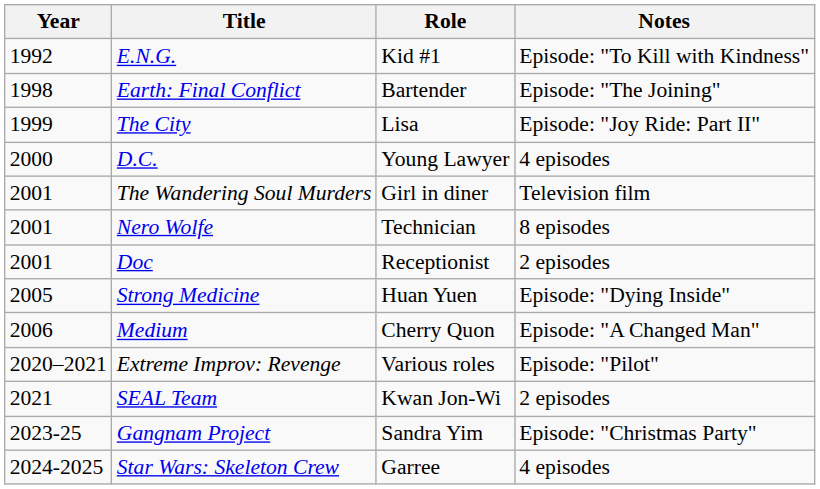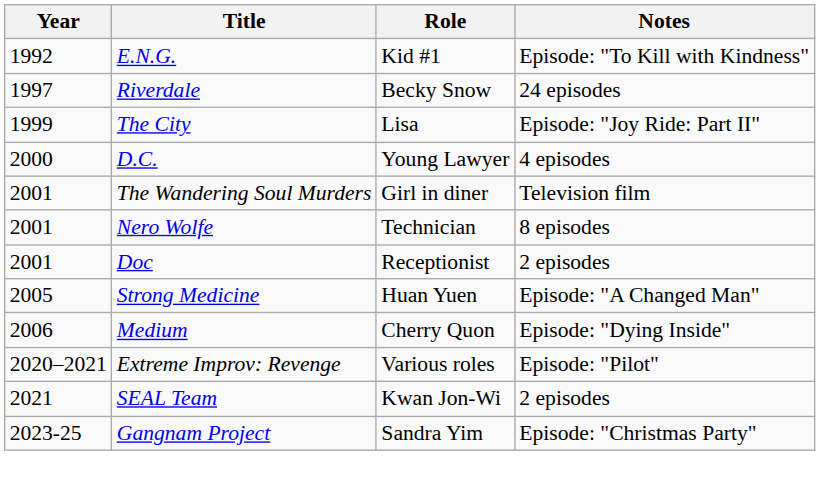+ row: (158, 90)
- row: (209, 90)
(625, 295) Episode: "Dying Inside" -> (639, 295) Episode: "A Changed Man"
(639, 329) Episode: "A Changed Man" -> (625, 329) Episode: "Dying Inside"
- row: (228, 466)
